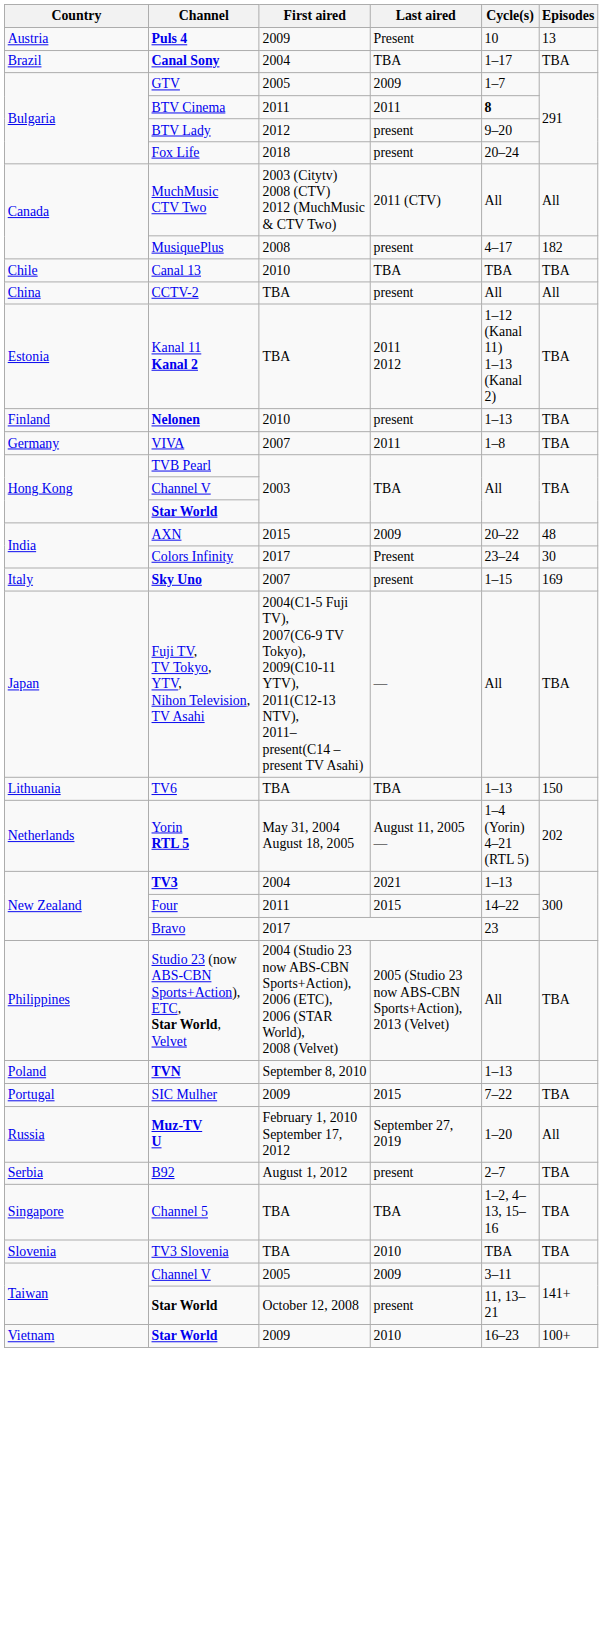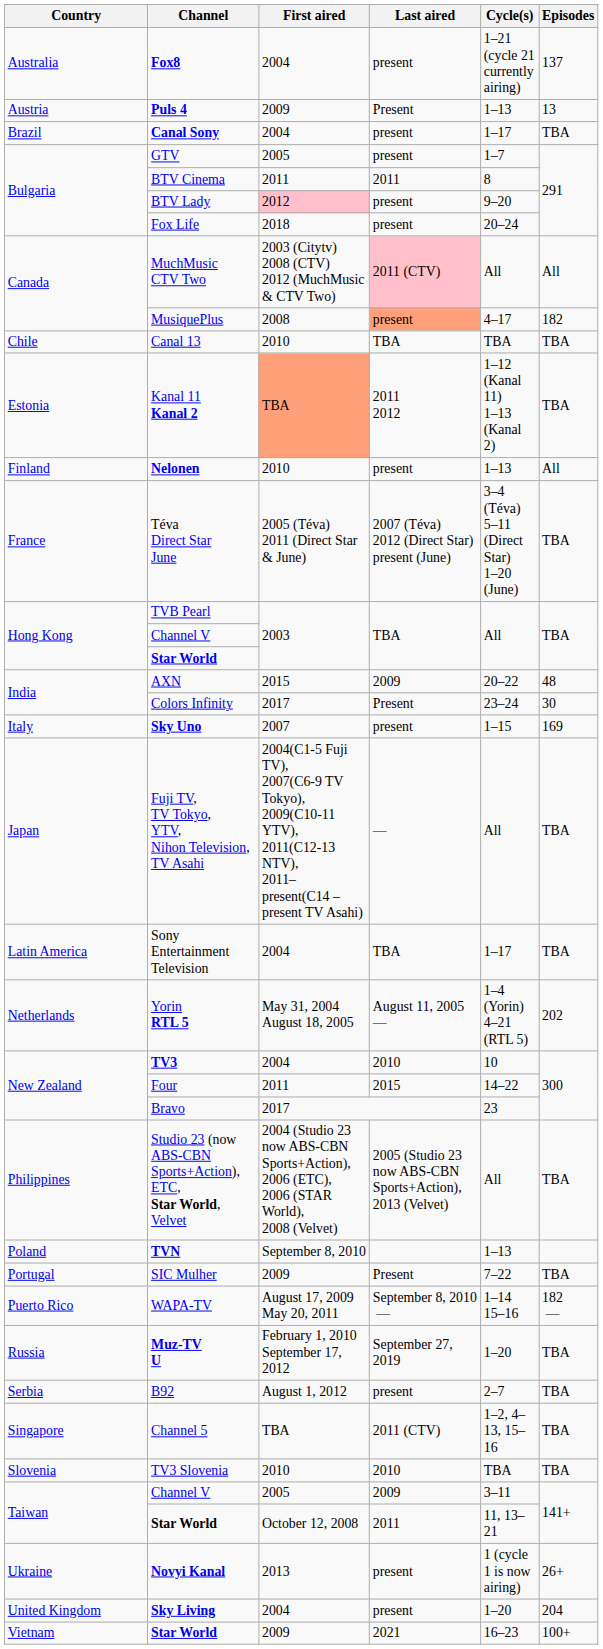+ row: (33, 63)
(491, 39) 10 -> (498, 110) 1–13
(387, 61) TBA -> (393, 133) present
(387, 84) 2009 -> (393, 156) present
(488, 107) bold -> (487, 179) normal
(276, 130) no background -> (276, 202) pink background
(407, 200) no background -> (407, 272) pink background
(393, 247) no background -> (393, 319) lightsalmon background
- row: (24, 293)
(276, 356) no background -> (276, 405) lightsalmon background
(556, 420) TBA -> (551, 469) All
+ row: (27, 541)
- row: (33, 443)
+ row: (47, 952)
- row: (34, 788)
(387, 883) 2021 -> (387, 1062) 2010
(498, 883) 1–13 -> (491, 1062) 10
(387, 1095) 2015 -> (393, 1274) Present
+ row: (41, 1305)
(551, 1134) All -> (556, 1353) TBA
(387, 1212) TBA -> (407, 1431) 2011 (CTV)
(276, 1251) TBA -> (276, 1470) 2010
(393, 1305) present -> (386, 1524) 2011
+ row: (30, 1571)
+ row: (54, 1610)
(387, 1336) 2010 -> (387, 1633) 2021
